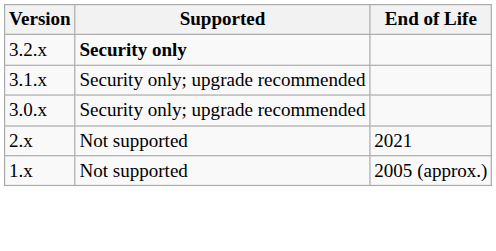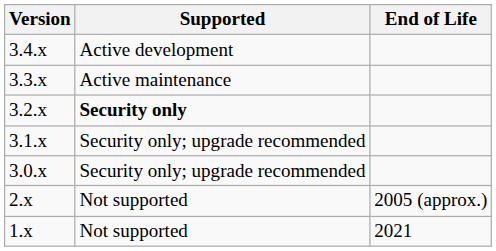+ row: (28, 49)
+ row: (28, 79)
(393, 140) 2021 -> (431, 200) 2005 (approx.)
(431, 170) 2005 (approx.) -> (393, 230) 2021
